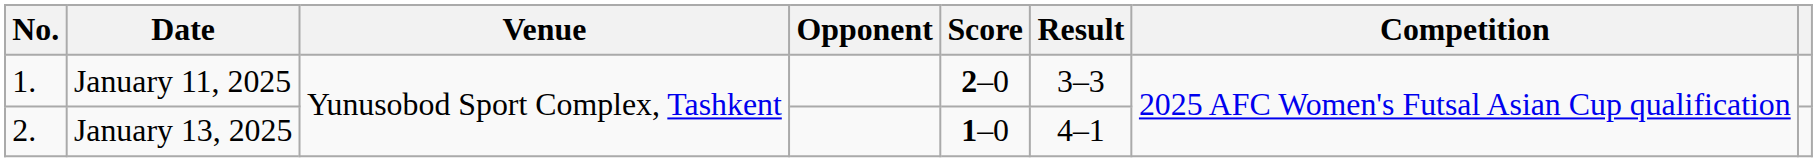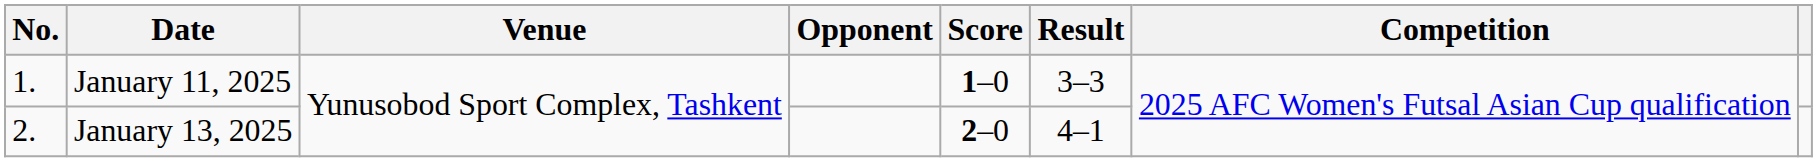(985, 80) 2–0 -> (985, 80) 1–0
(985, 130) 1–0 -> (985, 130) 2–0
